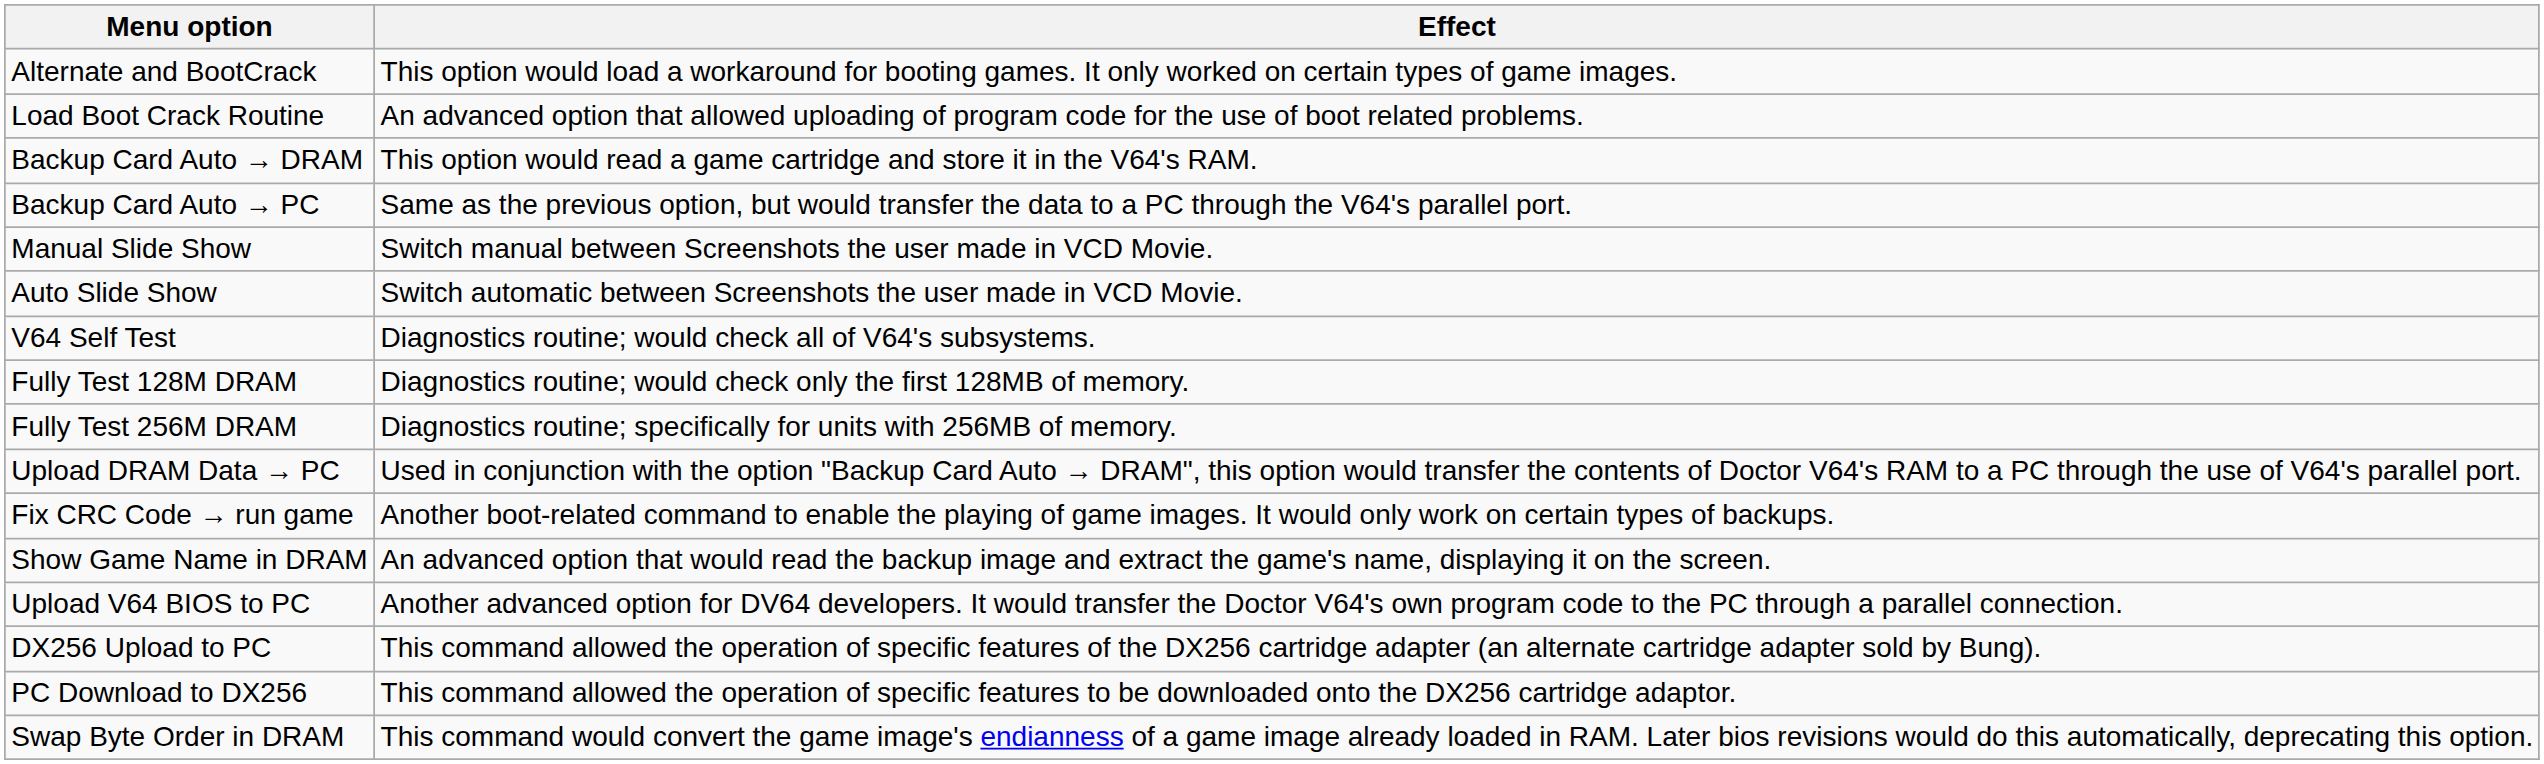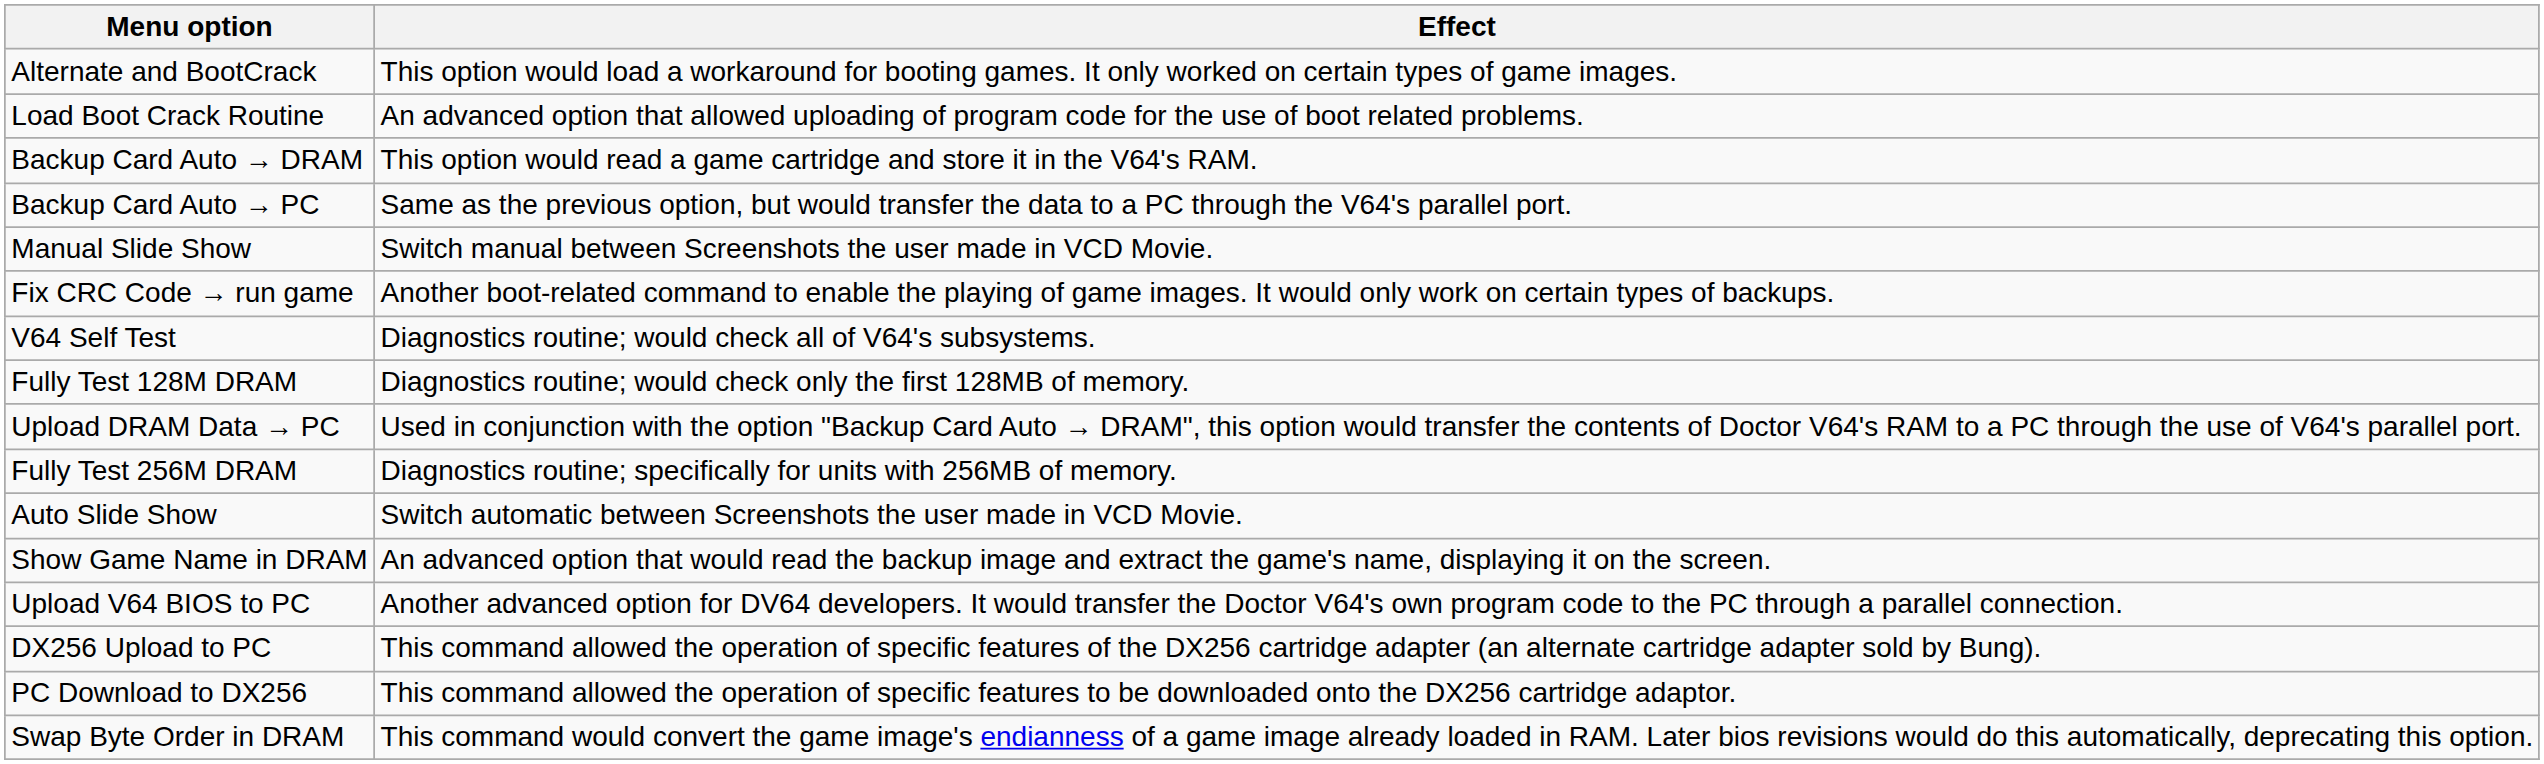rows swapped: (114, 293) <-> (182, 515)
rows swapped: (154, 426) <-> (176, 470)
